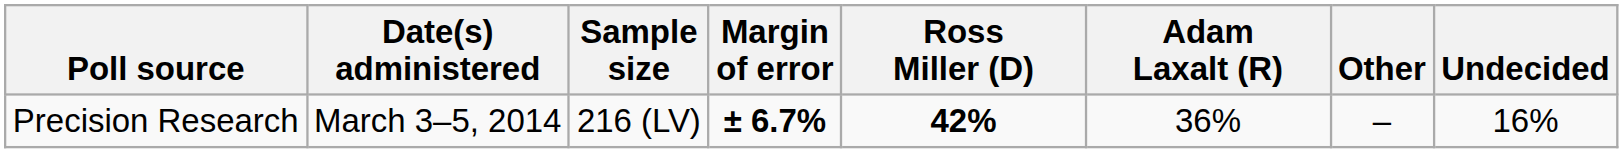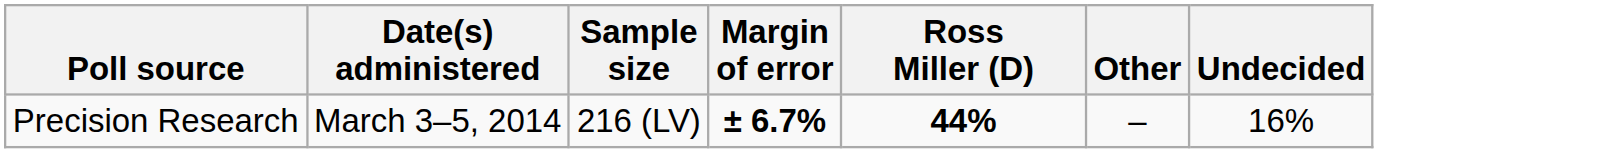- column: (1208, 50)
(964, 120) 42% -> (964, 120) 44%
